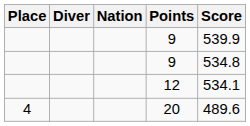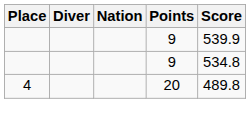- row: (27, 86)
(222, 109) 489.6 -> (222, 86) 489.8
